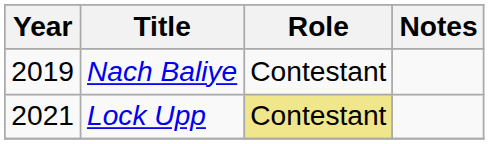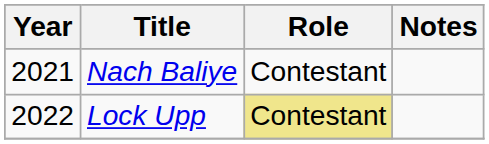(43, 71) 2019 -> (43, 71) 2021
(43, 116) 2021 -> (43, 116) 2022
